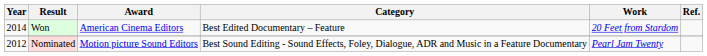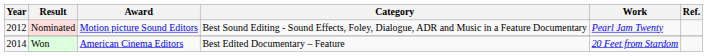rows swapped: (53, 43) <-> (40, 28)
